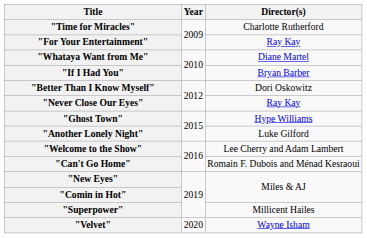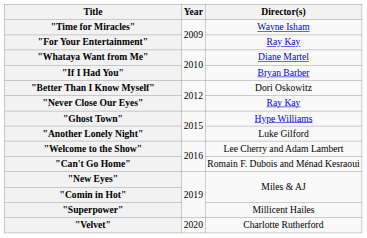(283, 27) Charlotte Rutherford -> (283, 27) Wayne Isham
(283, 225) Wayne Isham -> (283, 225) Charlotte Rutherford
